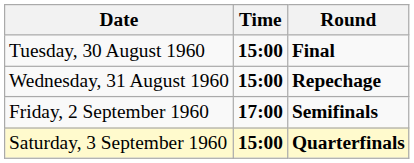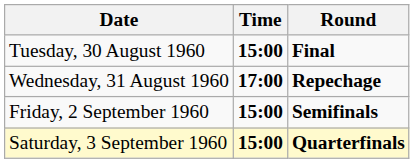(260, 81) 15:00 -> (260, 81) 17:00
(260, 111) 17:00 -> (260, 111) 15:00
